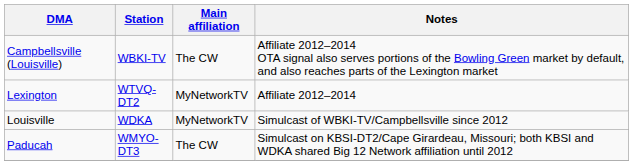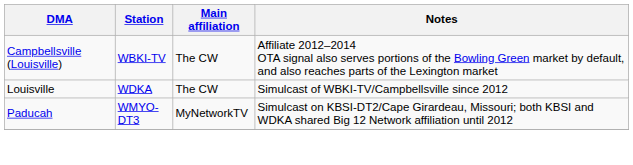- row: (32, 95)
(212, 120) MyNetworkTV -> (197, 89) The CW
(197, 145) The CW -> (212, 113) MyNetworkTV
